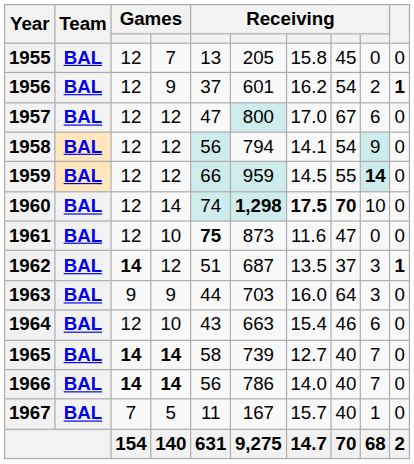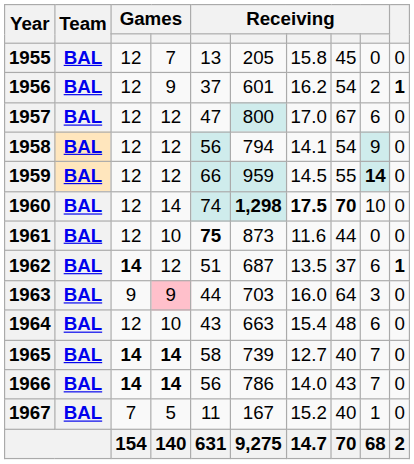(346, 235) 47 -> (346, 235) 44
(375, 265) 3 -> (375, 265) 6
(171, 295) no background -> (171, 295) pink background
(346, 324) 46 -> (346, 324) 48
(346, 384) 40 -> (346, 384) 43
(309, 413) 15.7 -> (309, 413) 15.2
